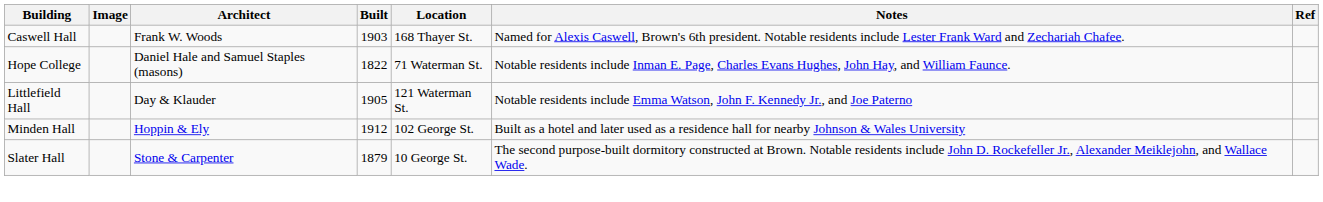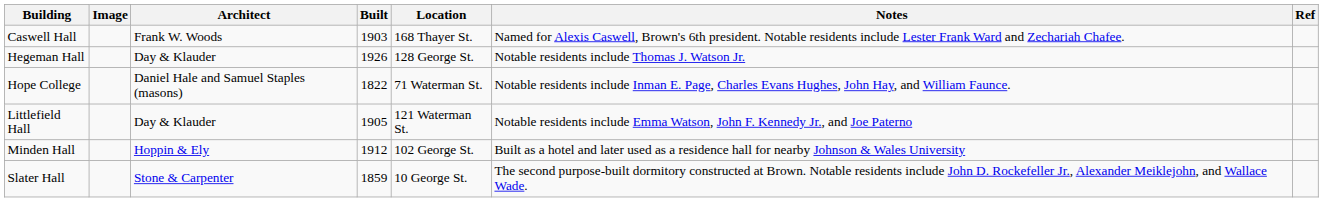+ row: (46, 57)
(374, 157) 1879 -> (374, 178) 1859
